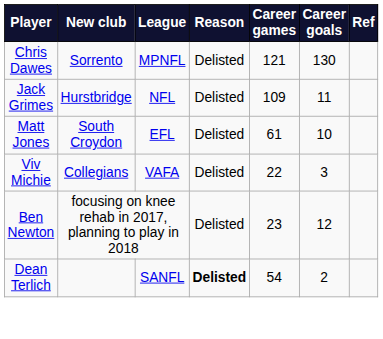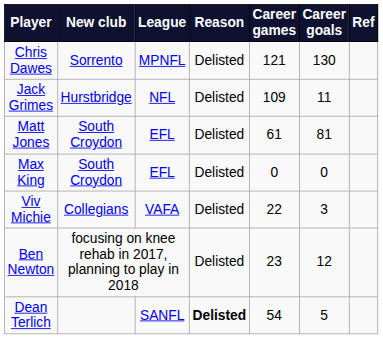(324, 135) 10 -> (324, 135) 81
+ row: (31, 172)
(324, 277) 2 -> (324, 315) 5
